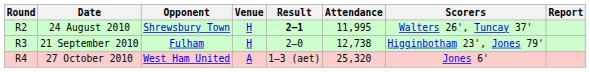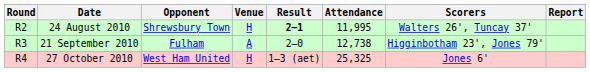(249, 44) H -> (249, 44) A
(249, 59) A -> (249, 59) H
(354, 59) 25,320 -> (354, 59) 25,325
